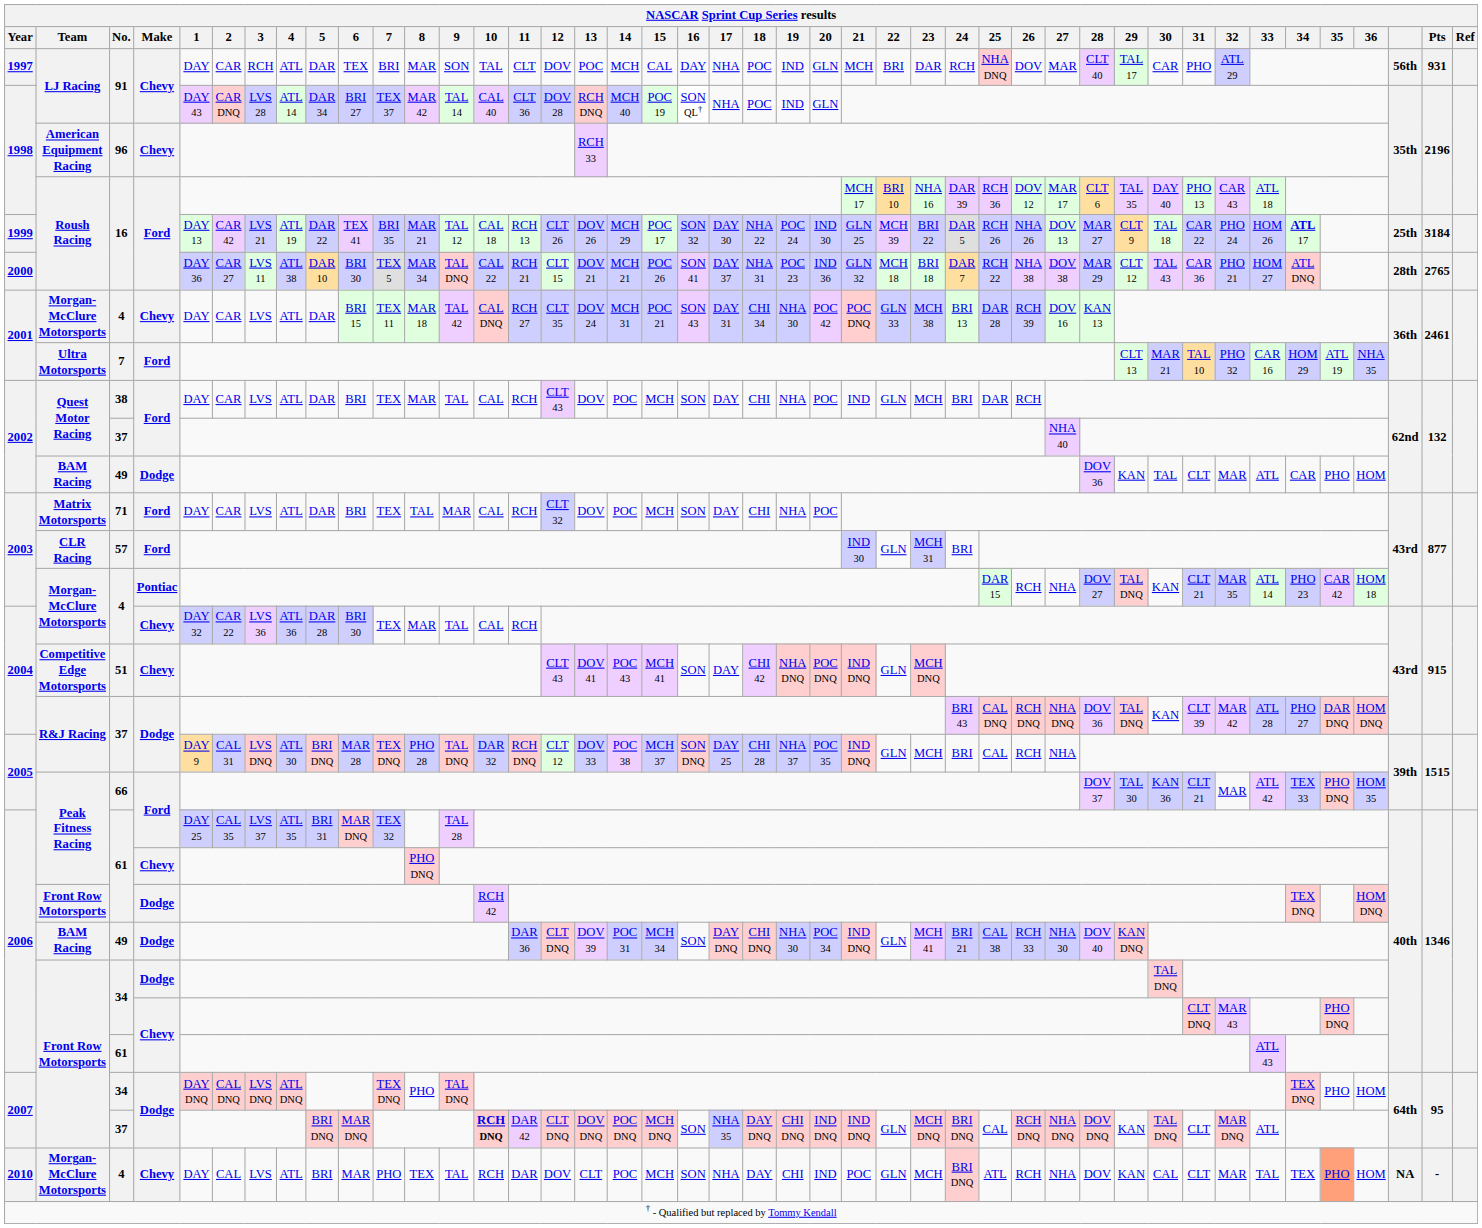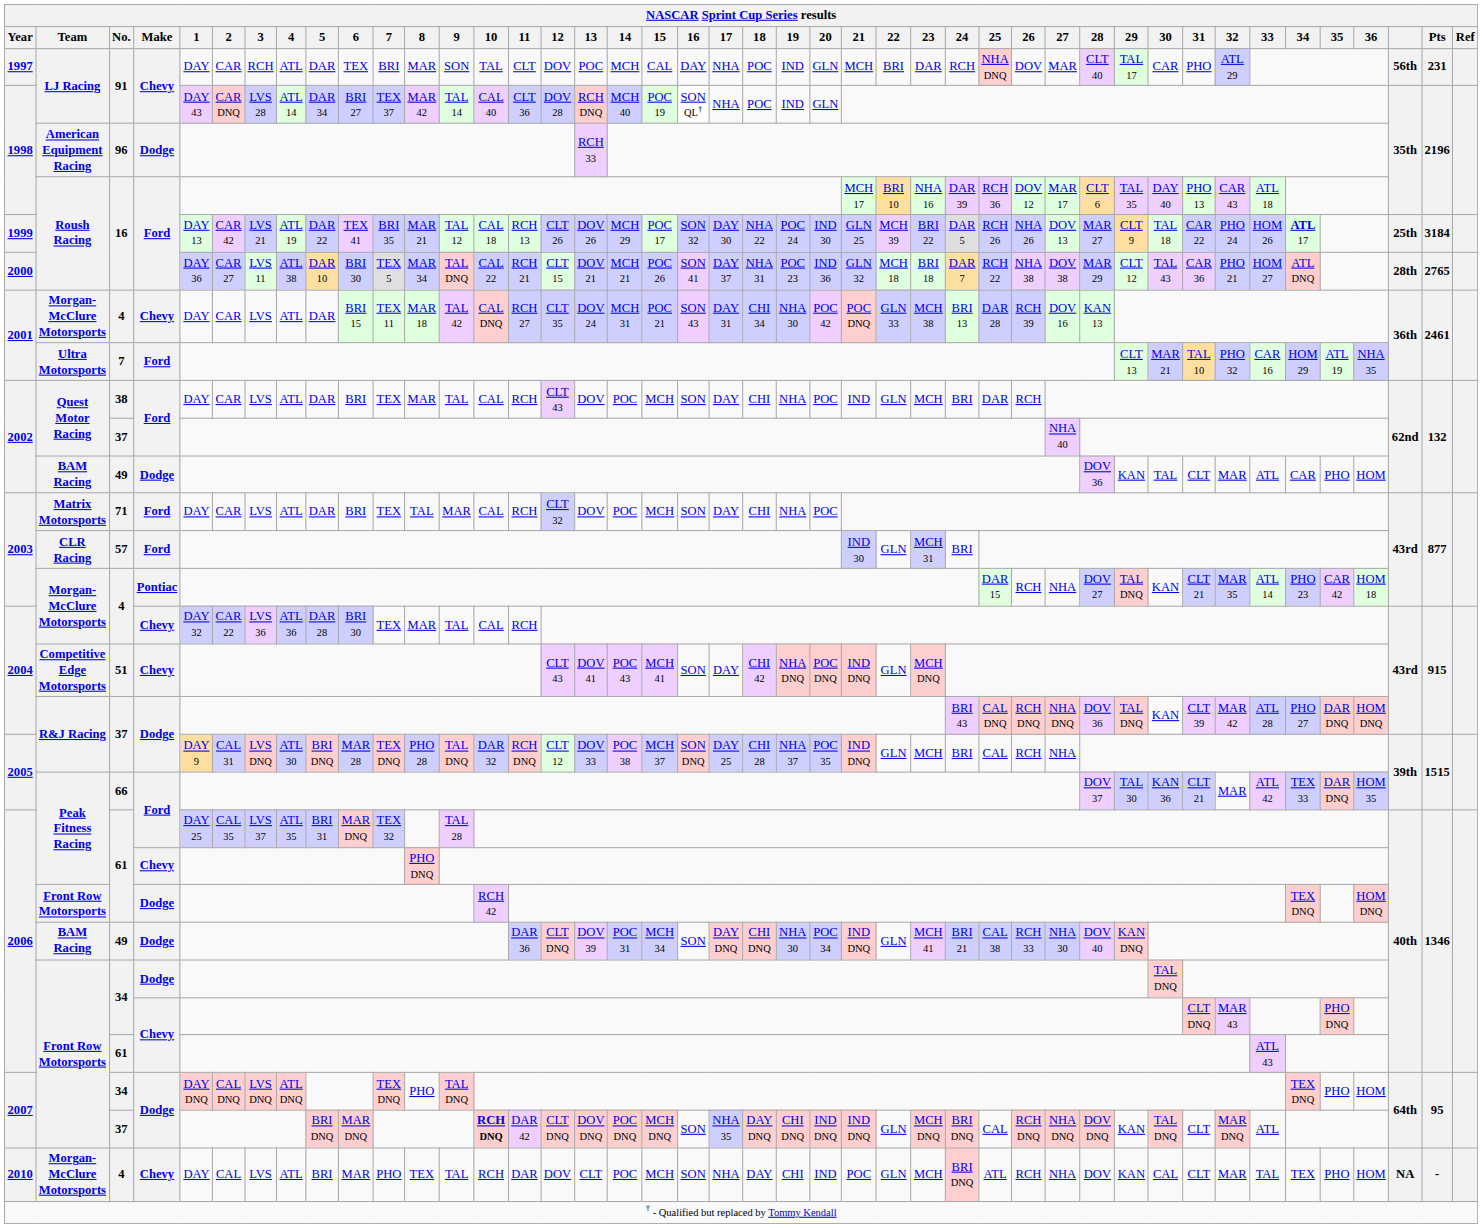(1437, 66) 931 -> (1437, 66) 231
(157, 150) Chevy -> (157, 150) Dodge
(1337, 790) PHO DNQ -> (1337, 790) DAR DNQ
(1337, 1174) lightsalmon background -> (1337, 1174) no background
